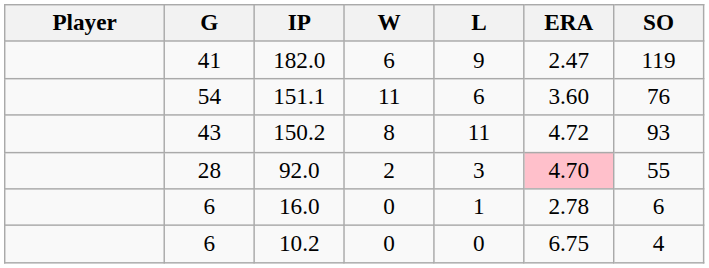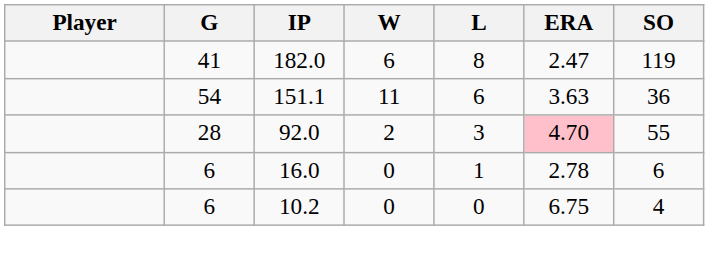(479, 59) 9 -> (479, 59) 8
(569, 96) 3.60 -> (569, 96) 3.63
(659, 96) 76 -> (659, 96) 36
- row: (299, 133)
